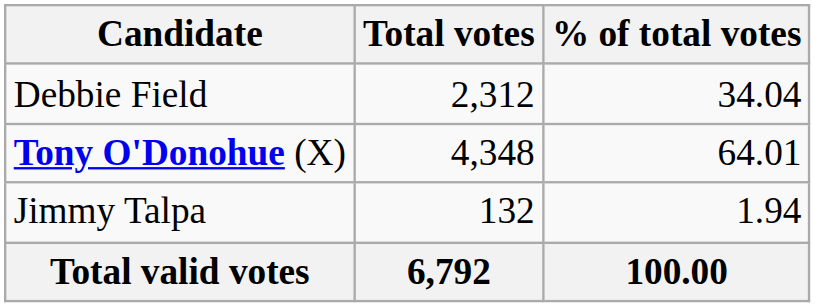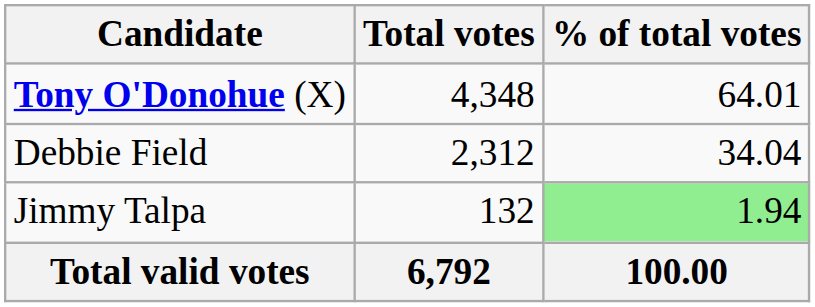rows swapped: (180, 152) <-> (111, 93)
(769, 211) no background -> (769, 211) lightgreen background
